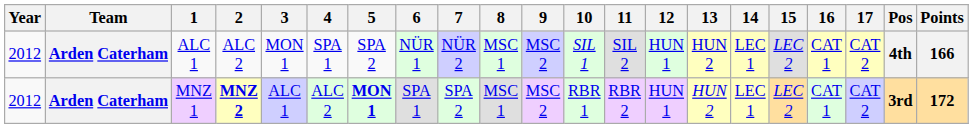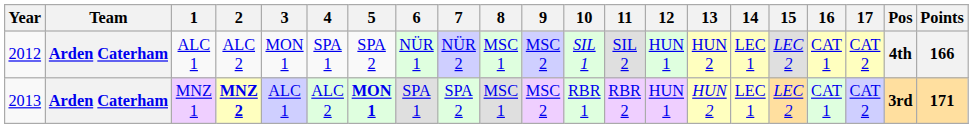(25, 100) 2012 -> (25, 100) 2013
(942, 100) 172 -> (942, 100) 171
